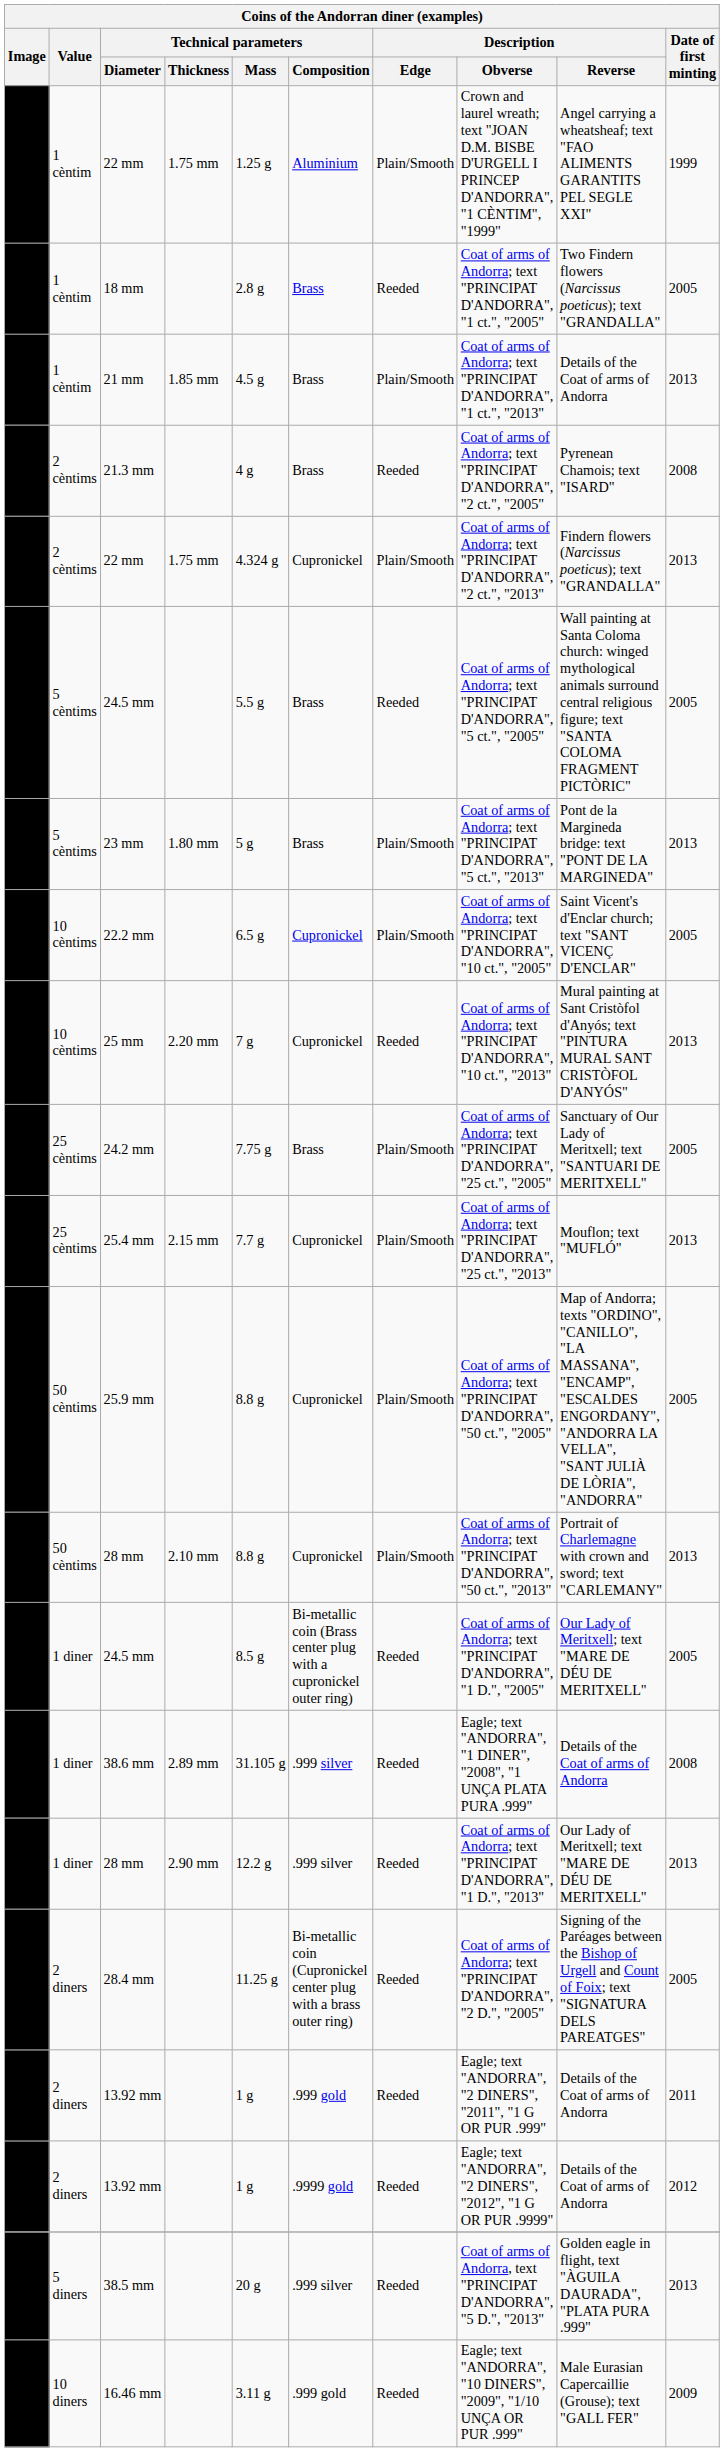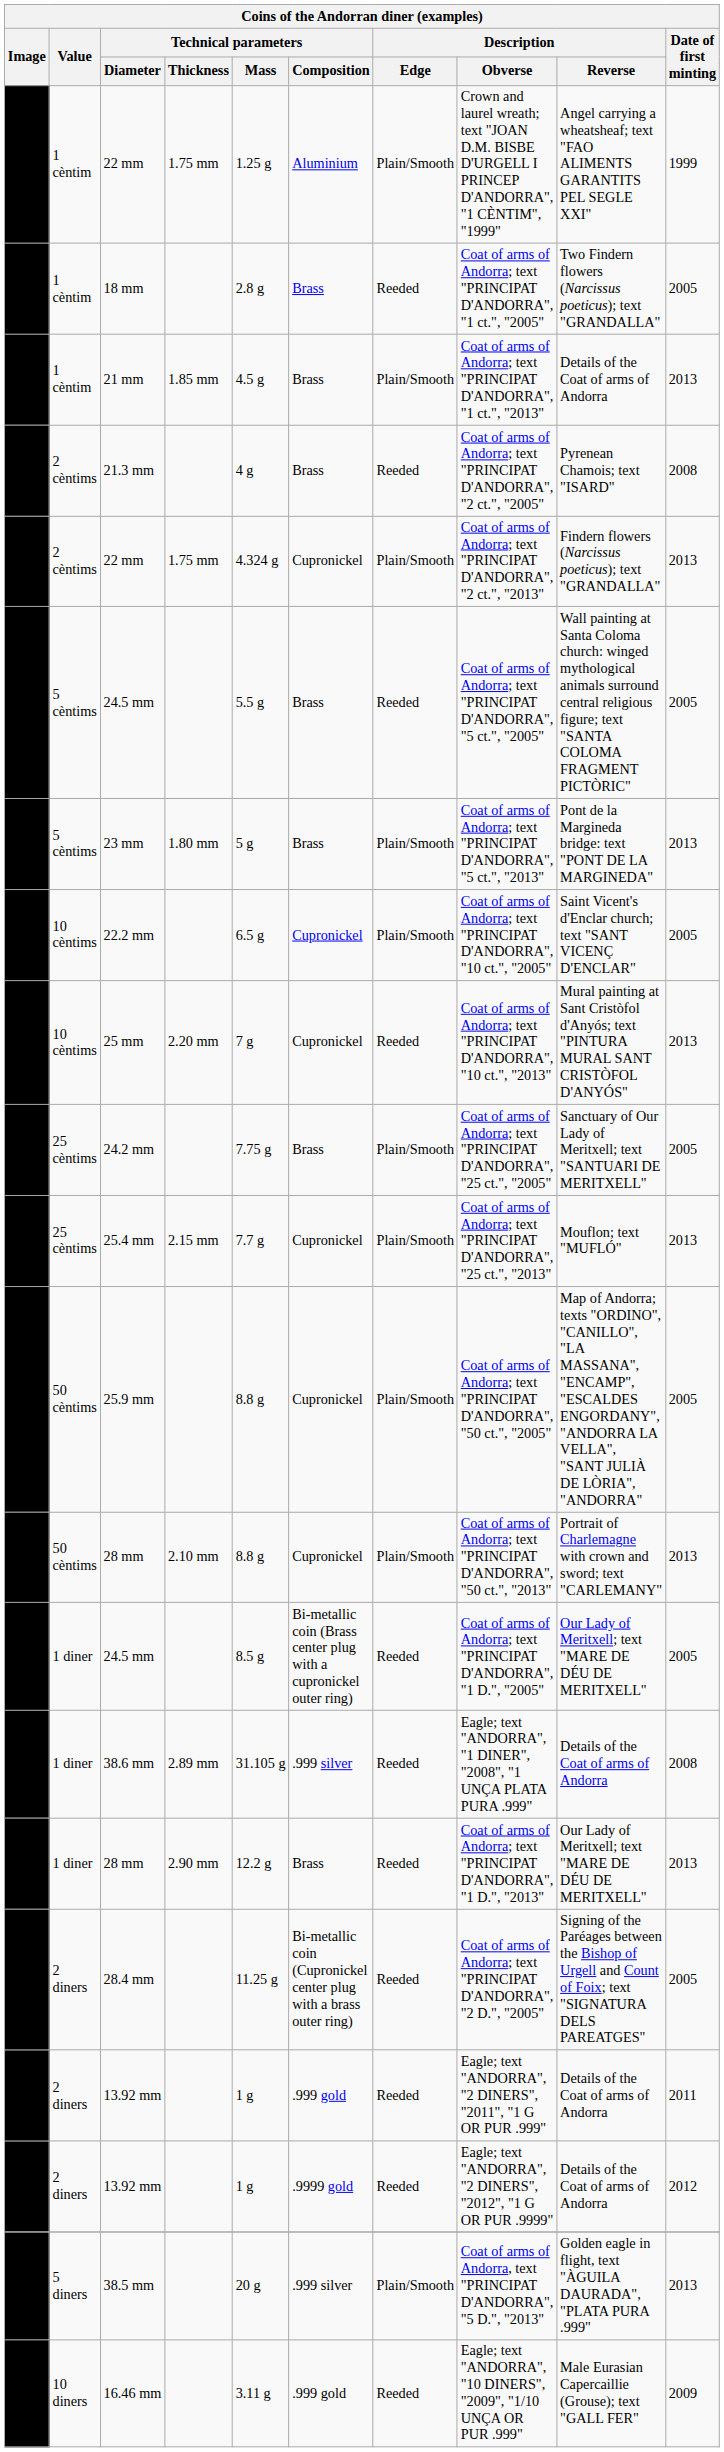(322, 1863) .999 silver -> (308, 1863) Brass
(398, 2285) Reeded -> (415, 2285) Plain/Smooth
